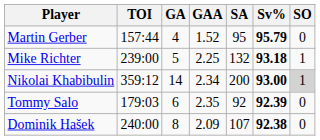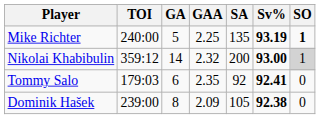- row: (47, 37)
(140, 59) 239:00 -> (140, 37) 240:00
(239, 59) 132 -> (239, 37) 135
(272, 59) 93.18 -> (272, 37) 93.19
(303, 59) normal -> (303, 37) bold
(207, 80) 2.34 -> (207, 59) 2.32
(272, 102) 92.39 -> (272, 80) 92.41
(140, 124) 240:00 -> (140, 102) 239:00
(239, 124) 107 -> (239, 102) 105
